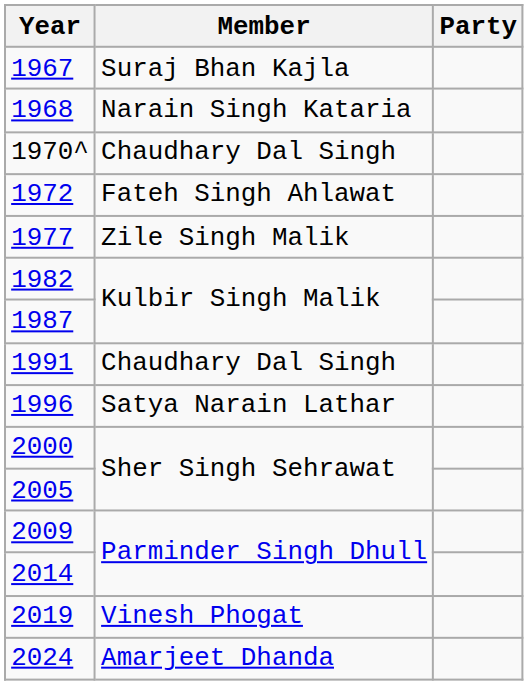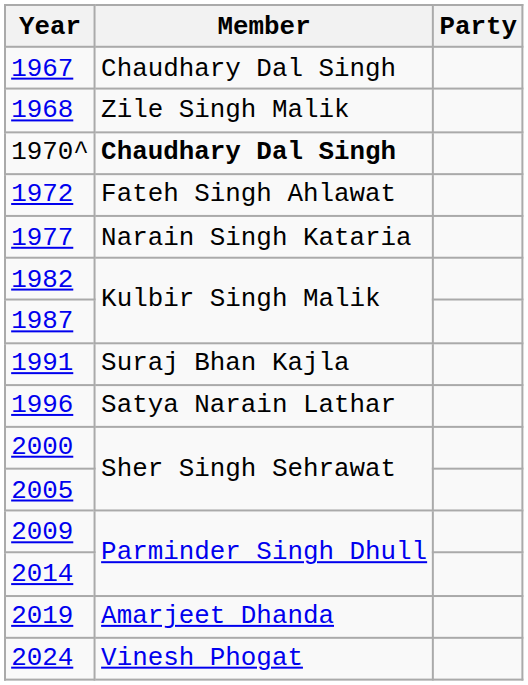(225, 68) Suraj Bhan Kajla -> (249, 68) Chaudhary Dal Singh
(256, 110) Narain Singh Kataria -> (225, 110) Zile Singh Malik
(249, 153) normal -> (249, 153) bold
(225, 237) Zile Singh Malik -> (256, 237) Narain Singh Kataria
(249, 363) Chaudhary Dal Singh -> (225, 363) Suraj Bhan Kajla
(202, 616) Vinesh Phogat -> (218, 616) Amarjeet Dhanda
(218, 659) Amarjeet Dhanda -> (202, 659) Vinesh Phogat
